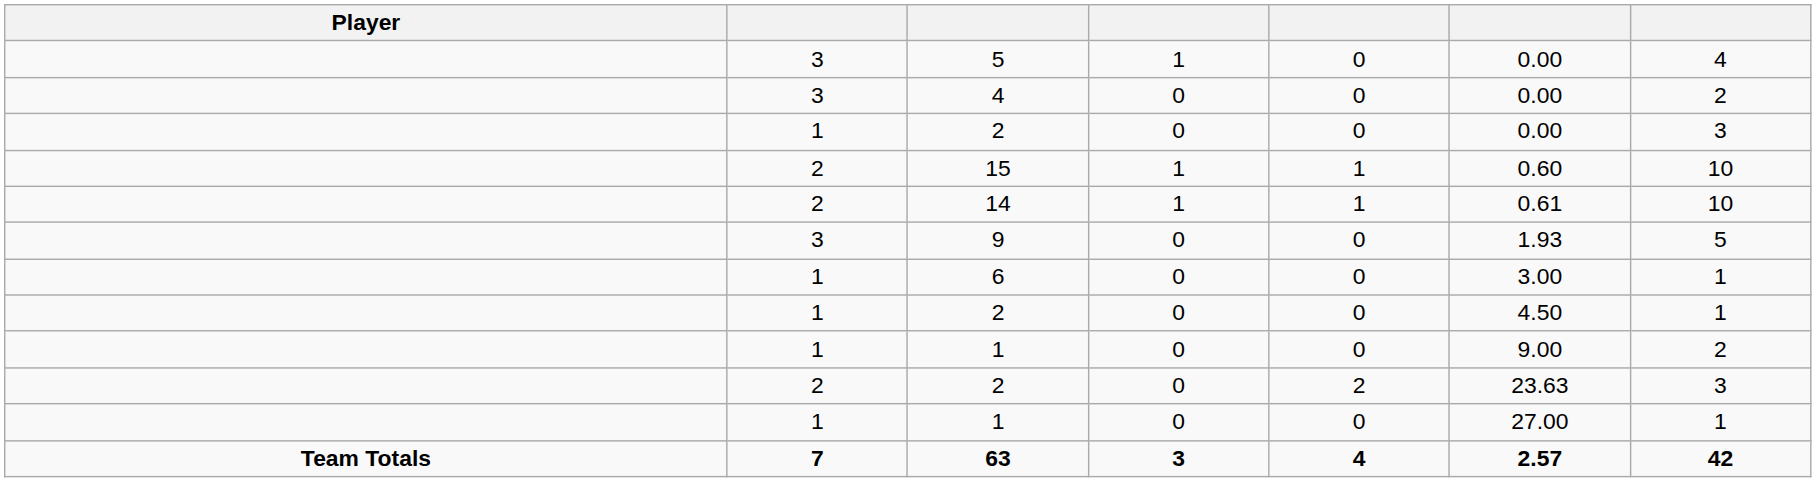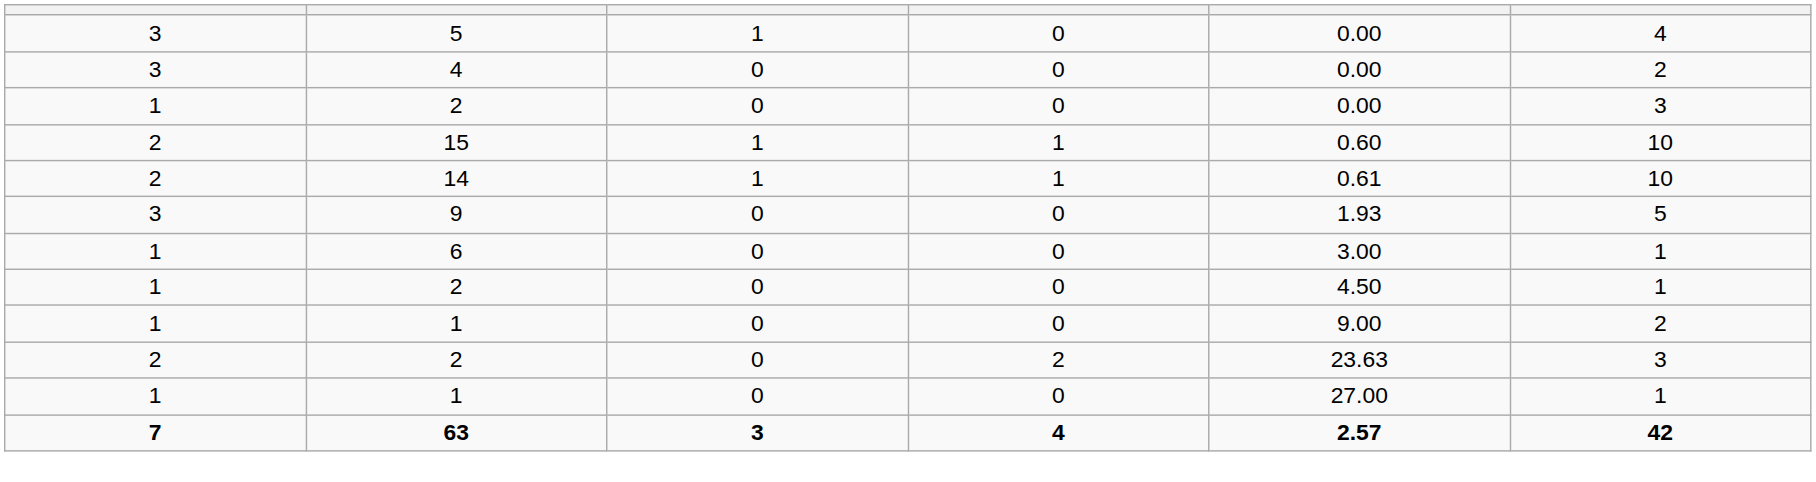- column: (366, 22)
